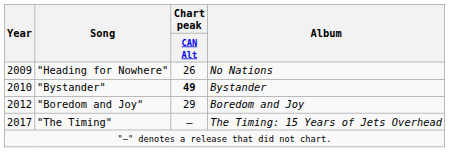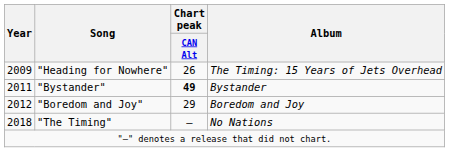(242, 71) No Nations -> (326, 71) The Timing: 15 Years of Jets Overhead
(19, 88) 2010 -> (19, 88) 2011
(19, 122) 2017 -> (19, 122) 2018
(326, 122) The Timing: 15 Years of Jets Overhead -> (242, 122) No Nations
